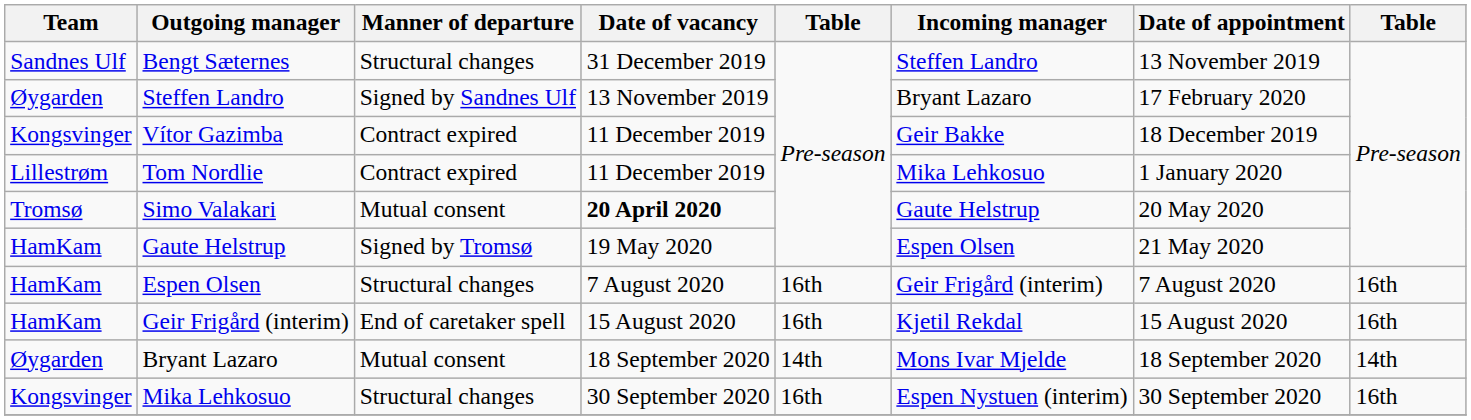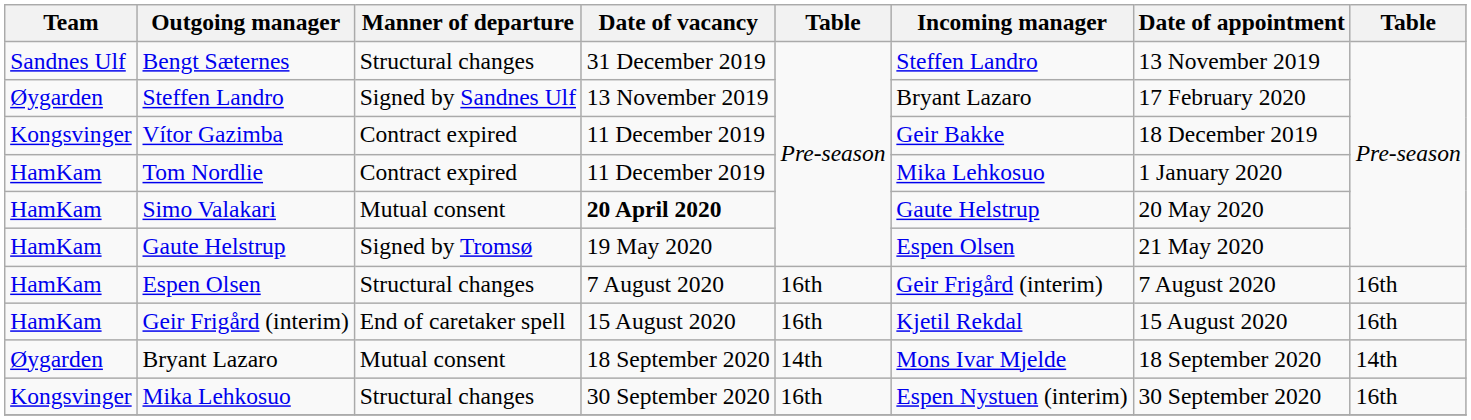(59, 172) Lillestrøm -> (56, 172) HamKam
(46, 209) Tromsø -> (56, 209) HamKam
